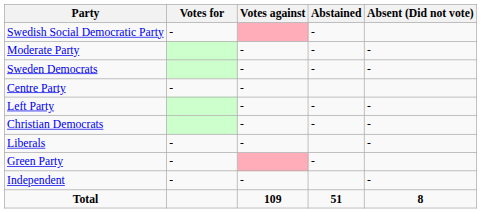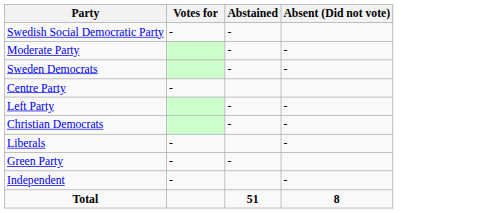- column: (273, 13)
